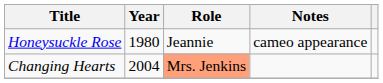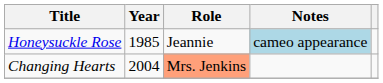(144, 41) 1980 -> (144, 41) 1985
(310, 41) no background -> (310, 41) lightblue background
